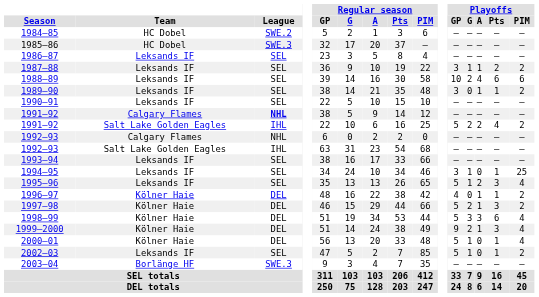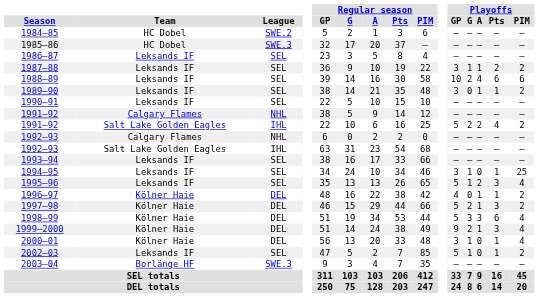(279, 114) bold -> (279, 114) normal
(456, 241) 5 -> (456, 241) 3
